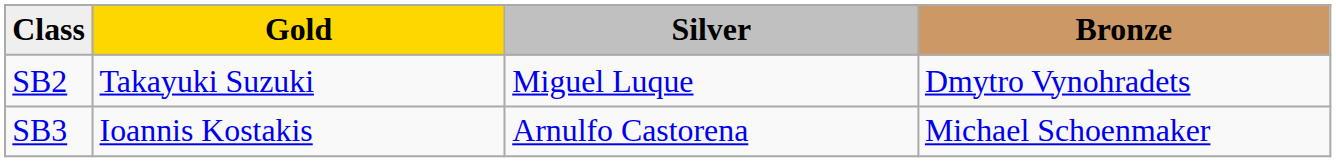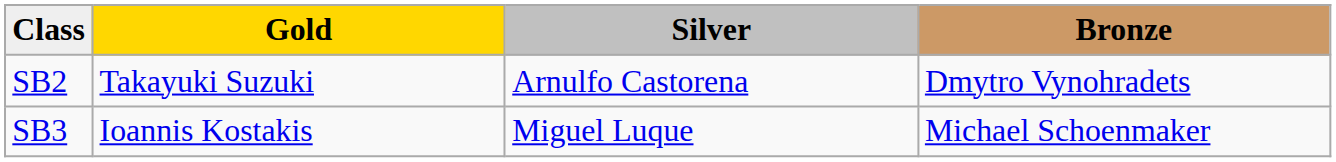(603, 80) Miguel Luque -> (630, 80) Arnulfo Castorena
(630, 130) Arnulfo Castorena -> (603, 130) Miguel Luque
